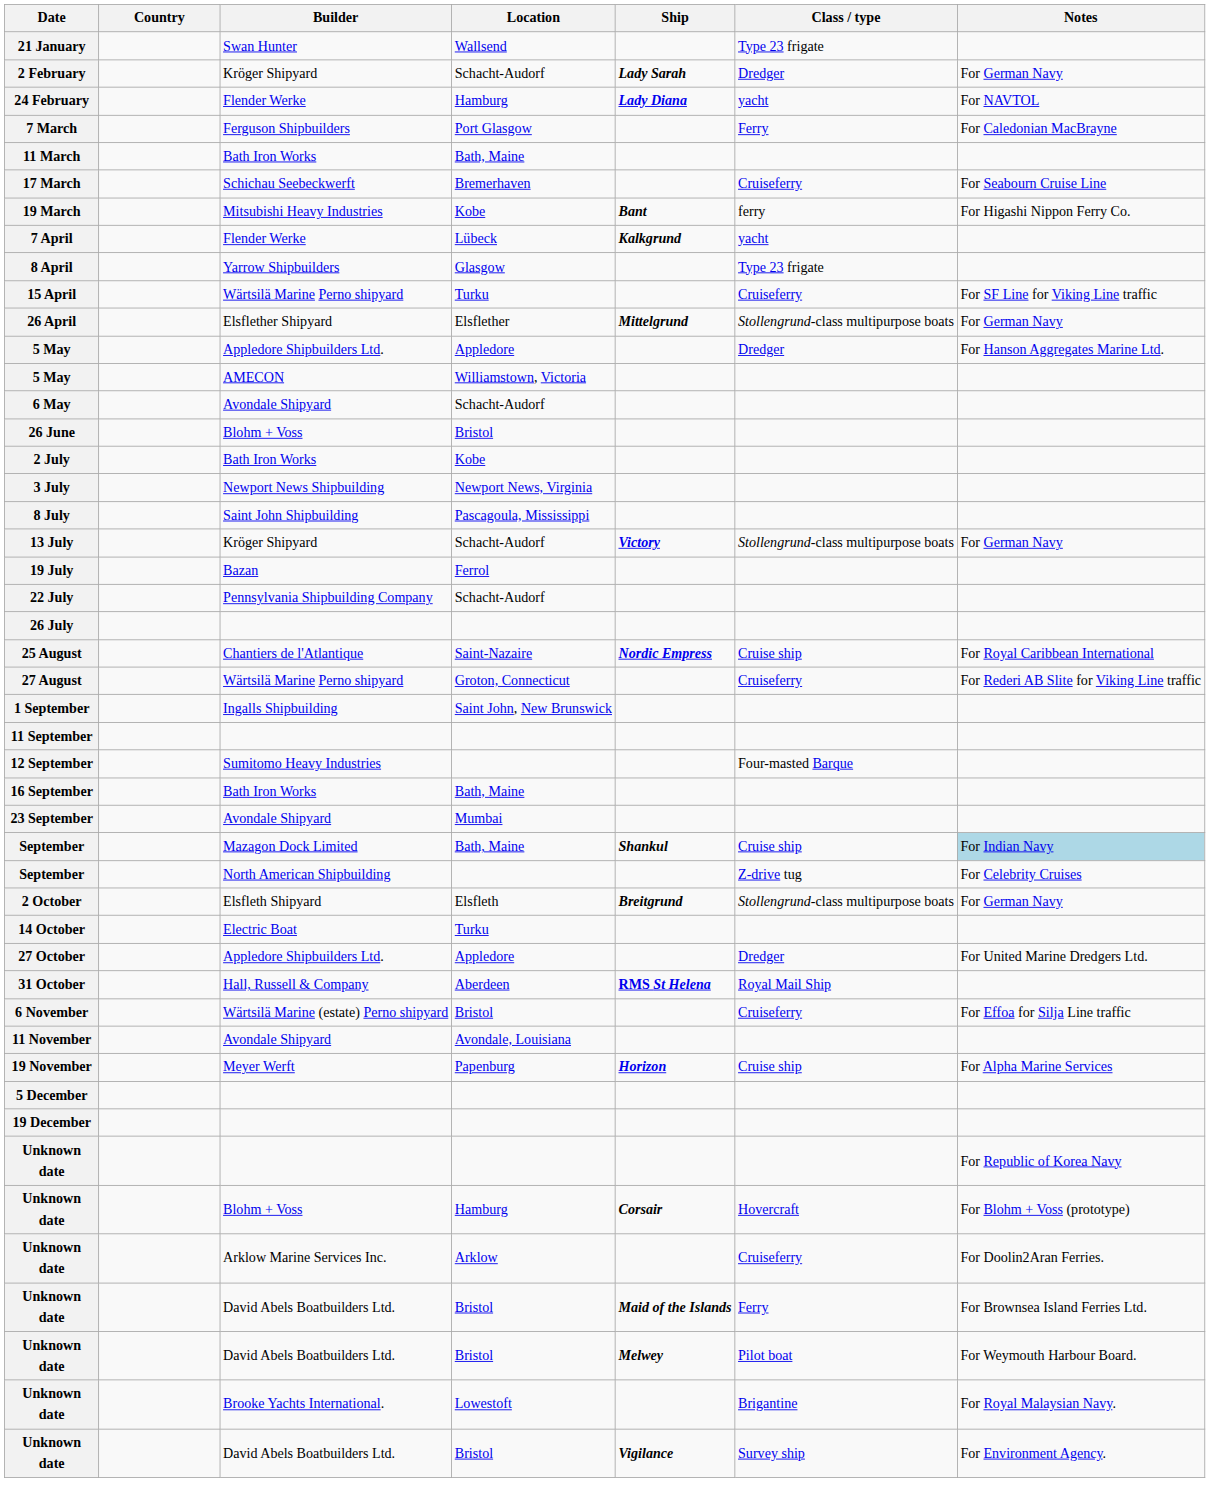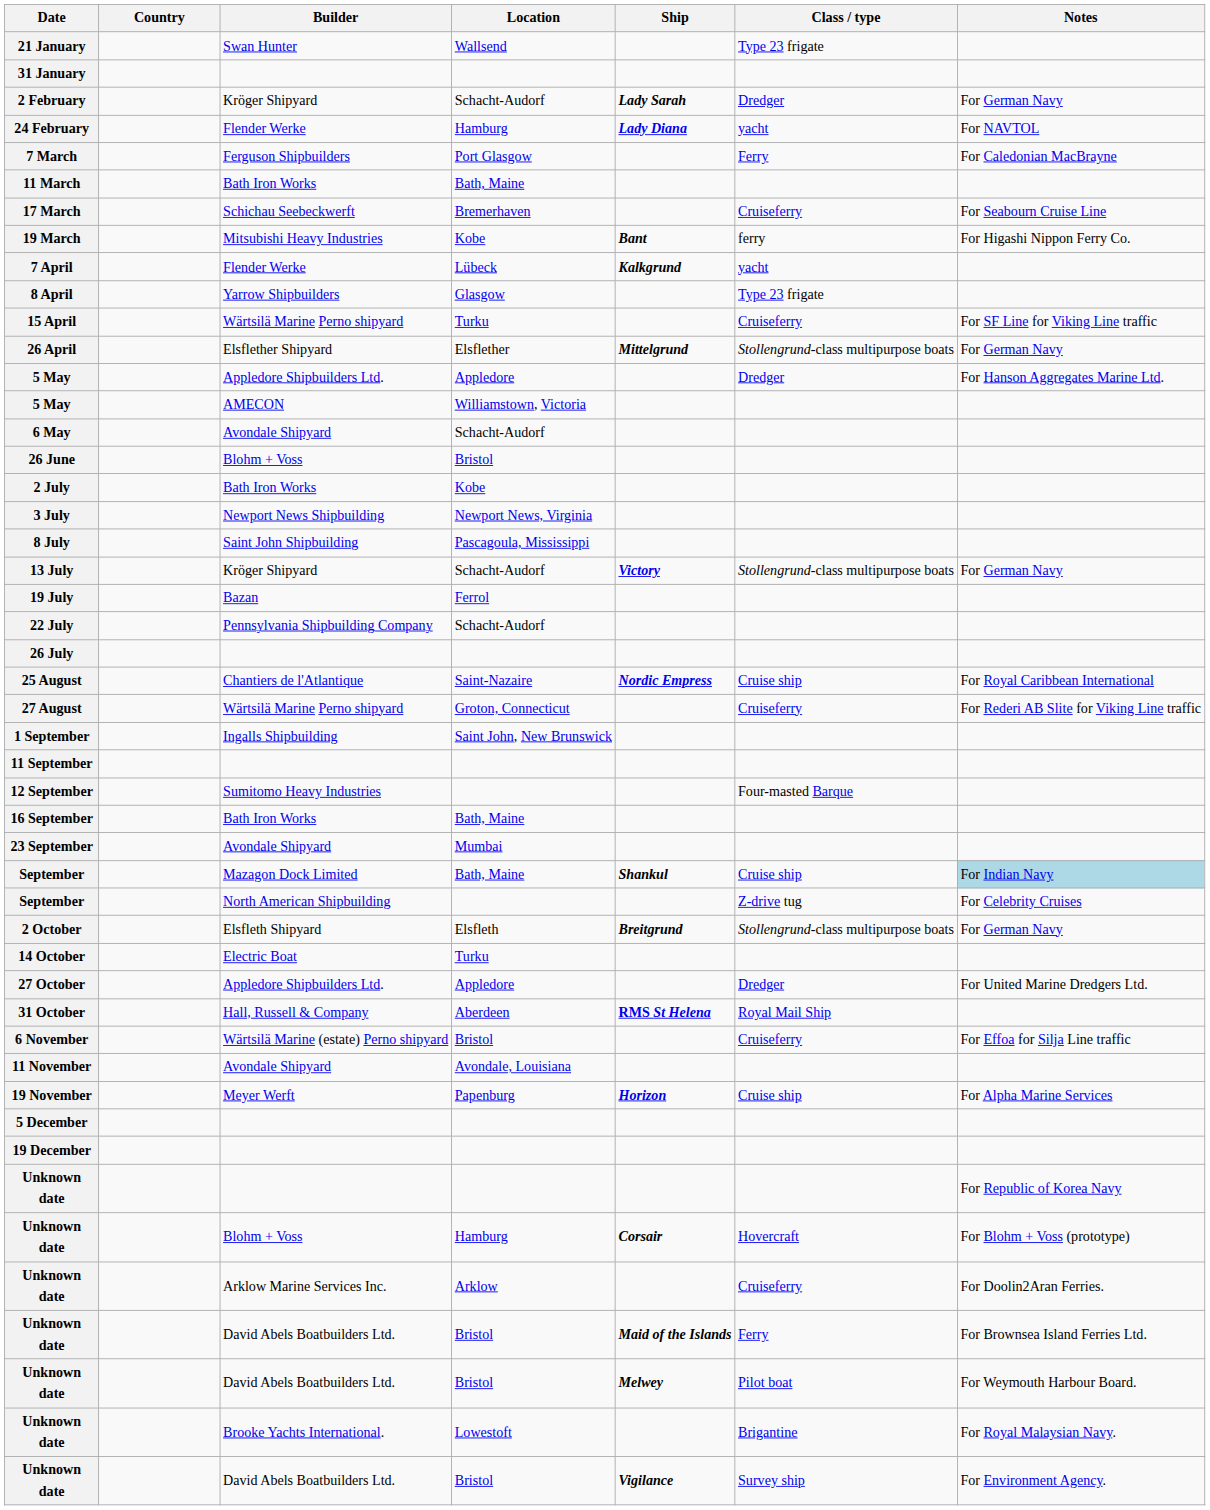+ row: (52, 73)
